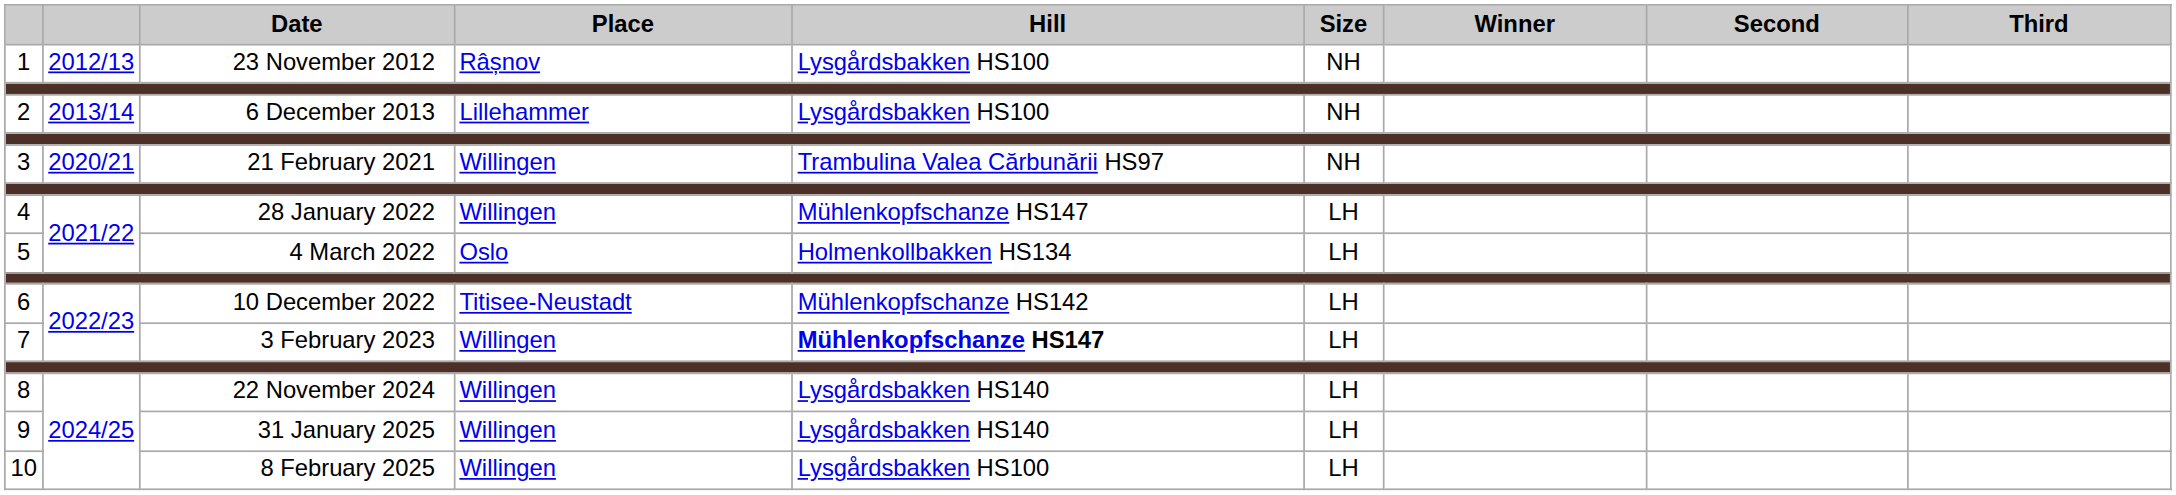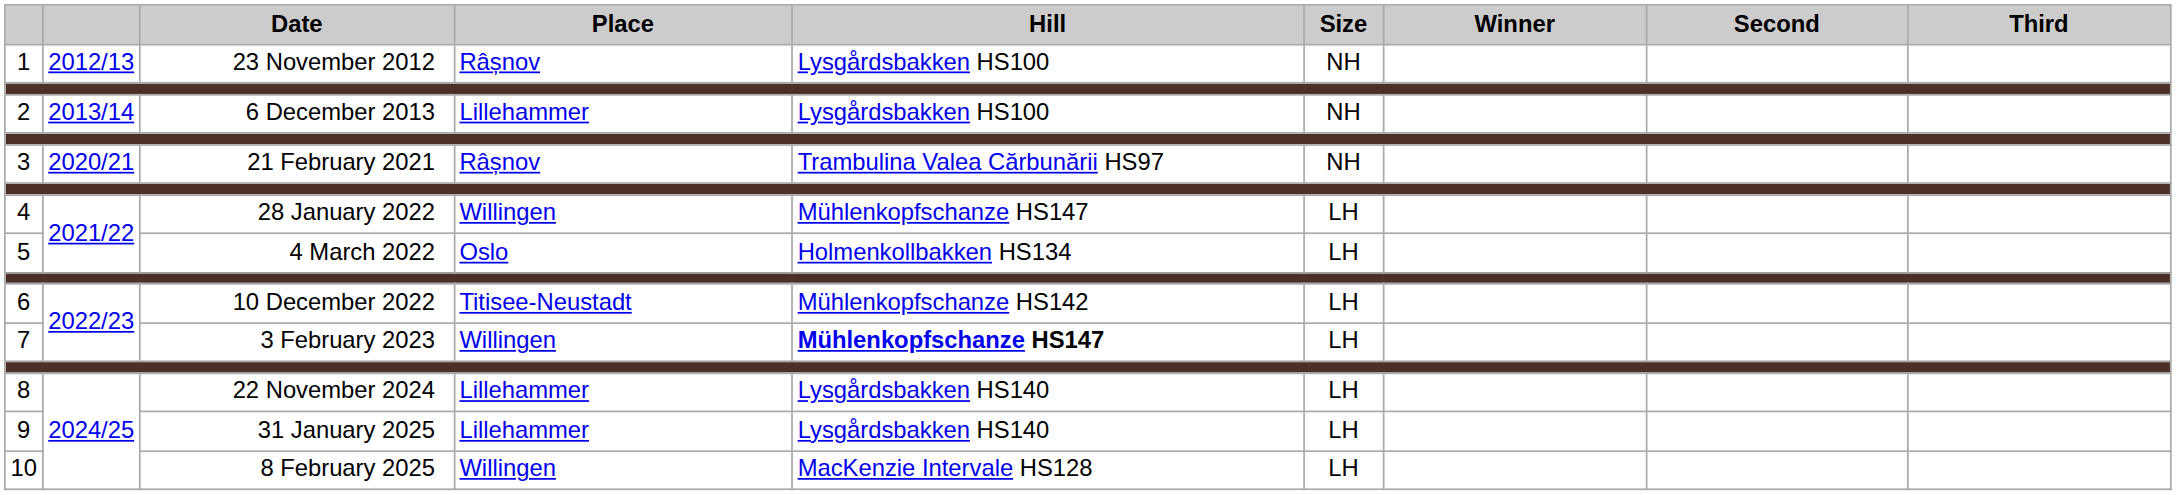(508, 162) Willingen -> (500, 162) Râșnov
(508, 391) Willingen -> (524, 391) Lillehammer
(508, 430) Willingen -> (524, 430) Lillehammer
(923, 469) Lysgårdsbakken HS100 -> (945, 469) MacKenzie Intervale HS128
